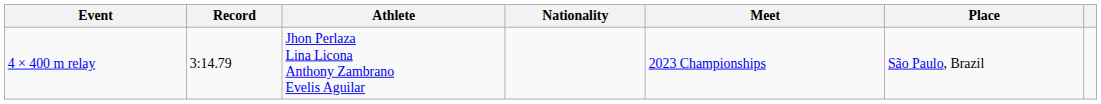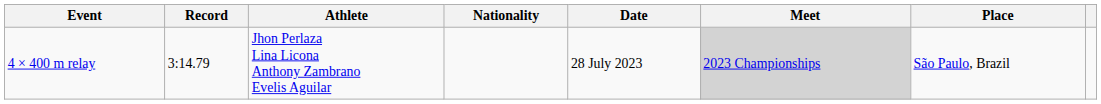+ column: (634, 16)
(707, 63) no background -> (762, 63) lightgrey background
